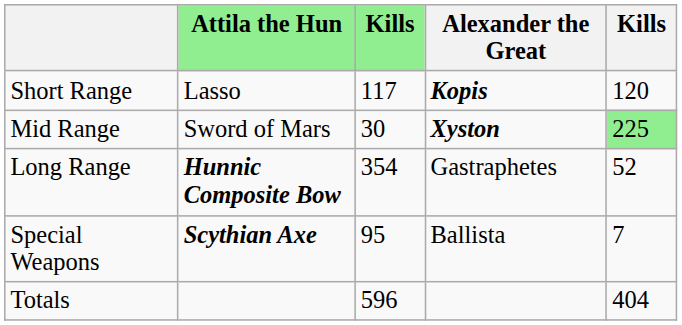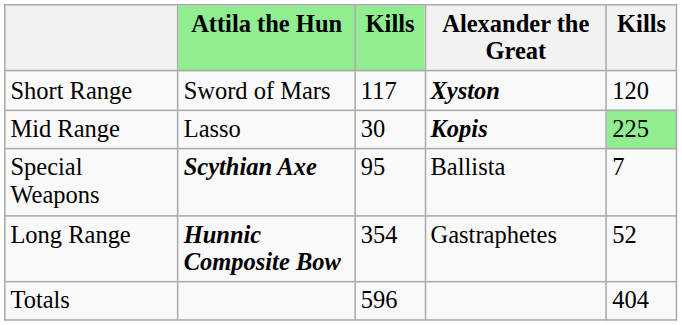(212, 90) Lasso -> (257, 90) Sword of Mars
(459, 90) Kopis -> (465, 90) Xyston
(257, 129) Sword of Mars -> (212, 129) Lasso
(465, 129) Xyston -> (459, 129) Kopis
rows swapped: (71, 167) <-> (55, 248)
